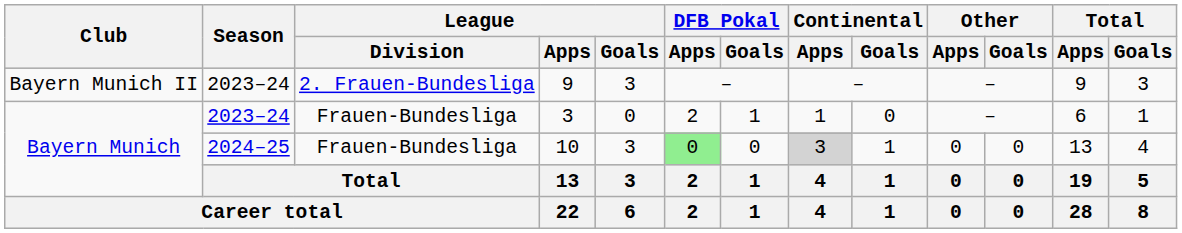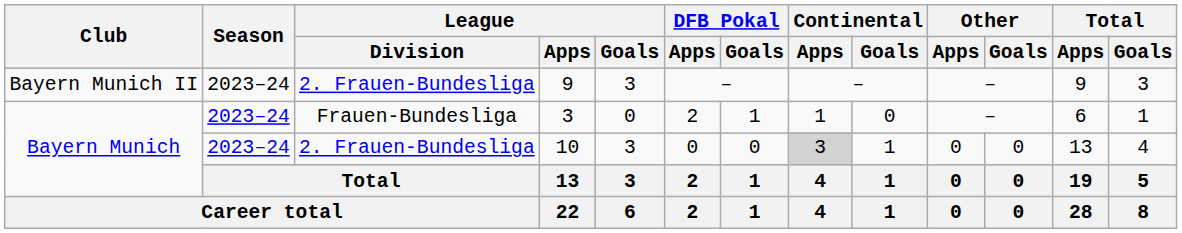(248, 149) 2024–25 -> (248, 149) 2023–24
(417, 149) Frauen-Bundesliga -> (417, 149) 2. Frauen-Bundesliga
(692, 149) lightgreen background -> (692, 149) no background
